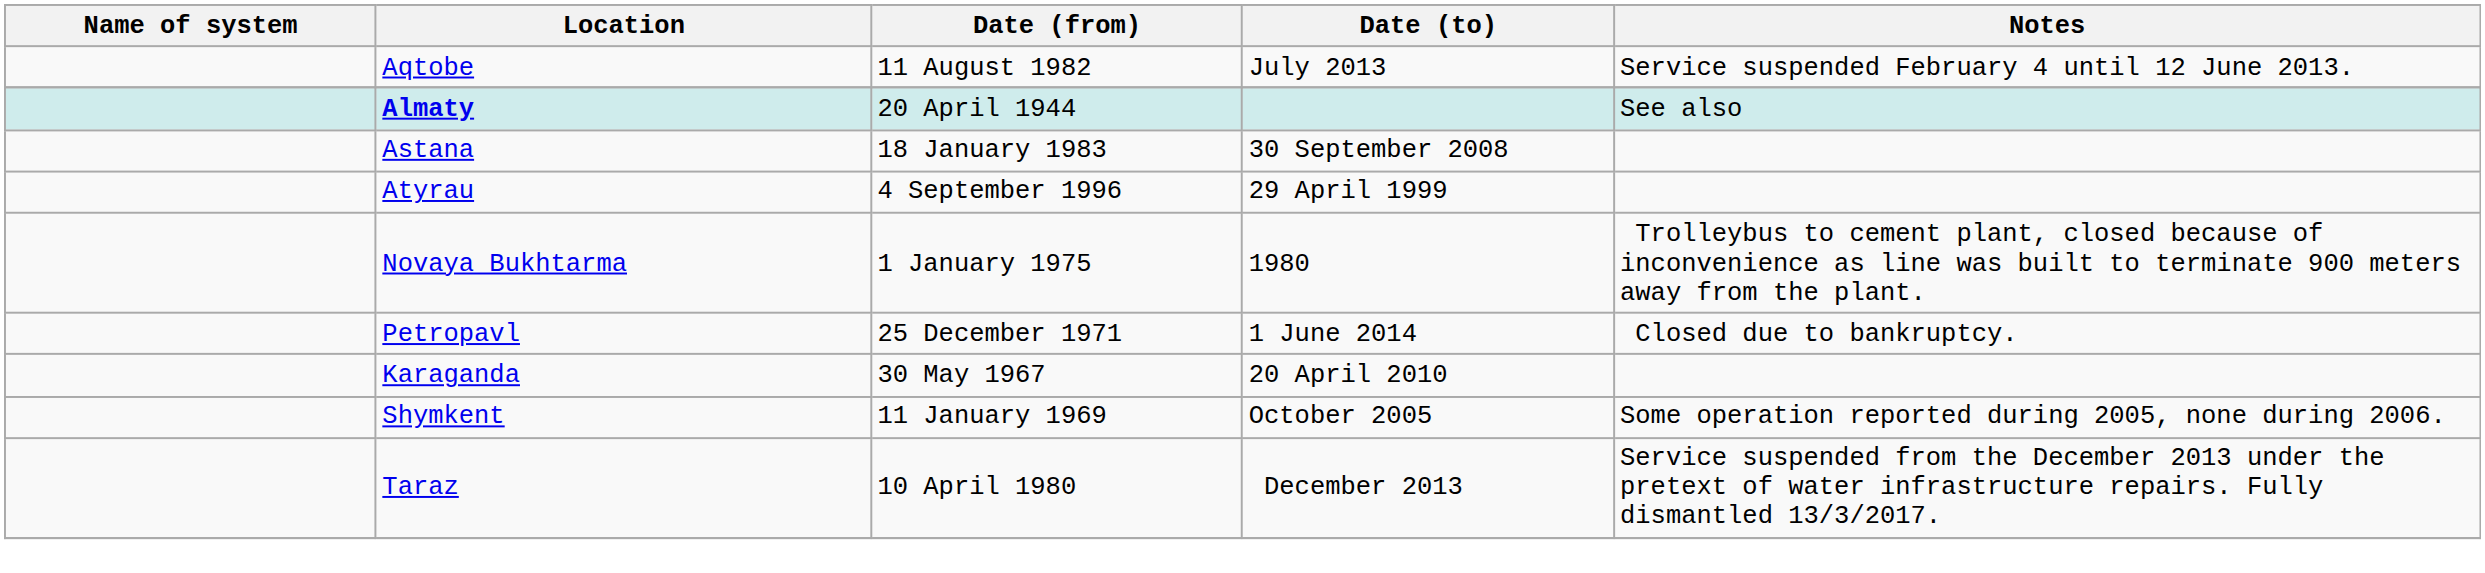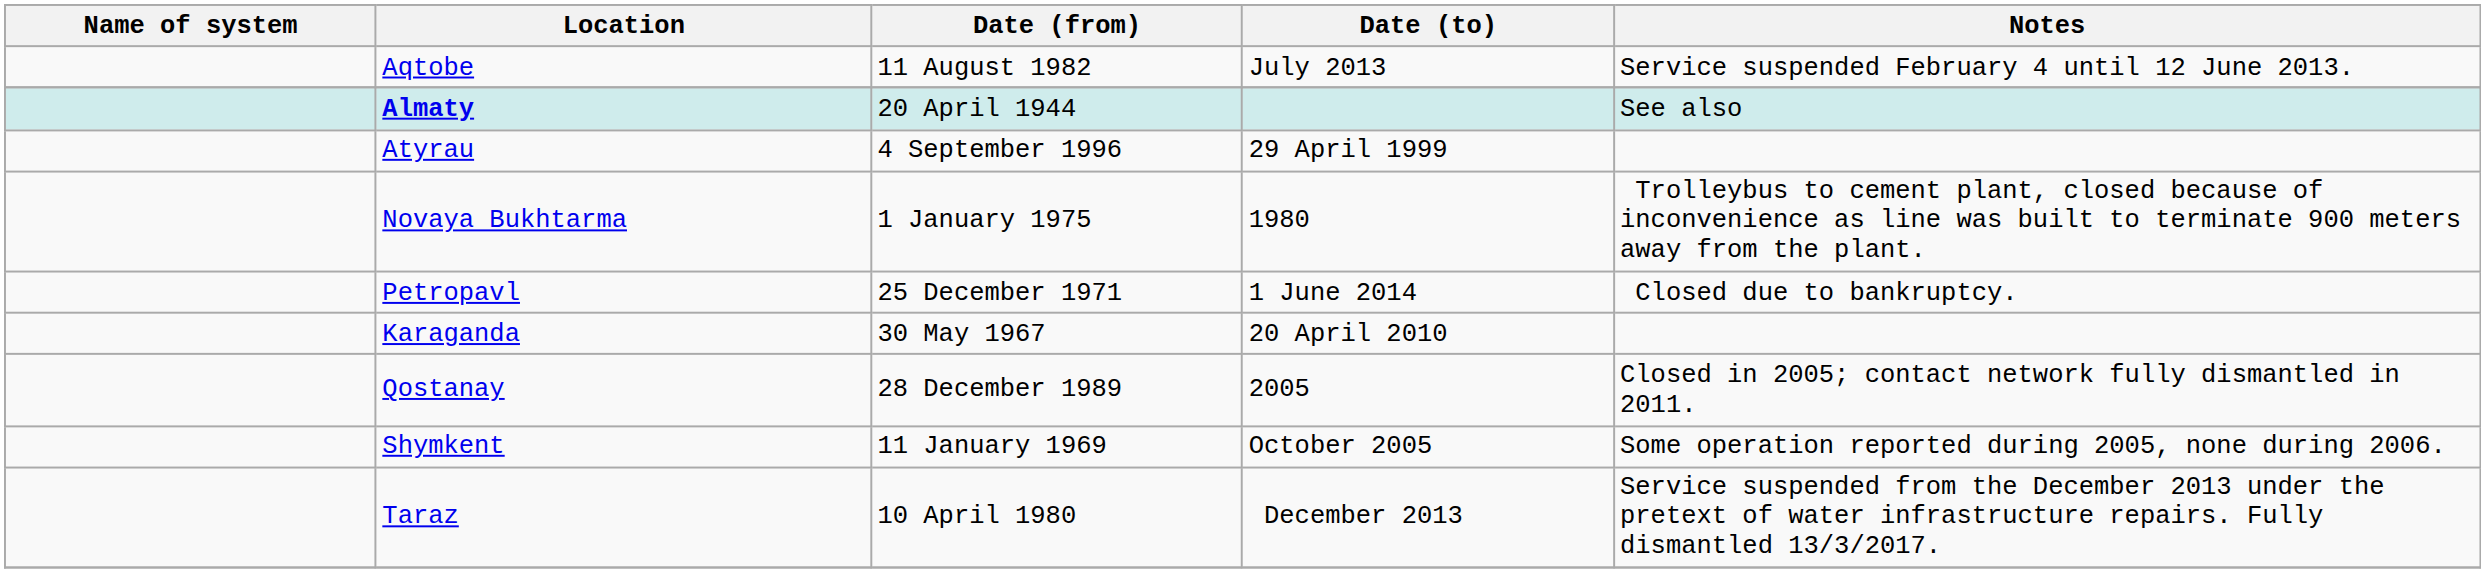- row: (428, 150)
+ row: (444, 390)
